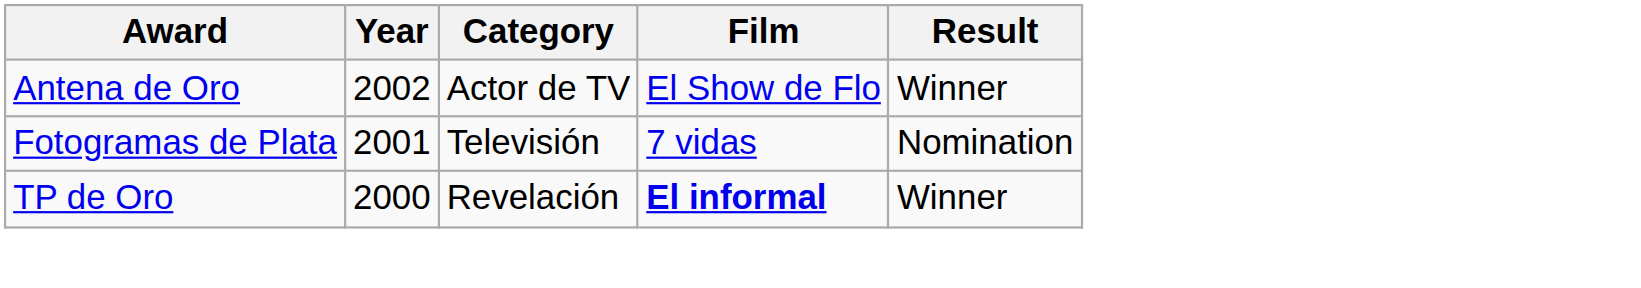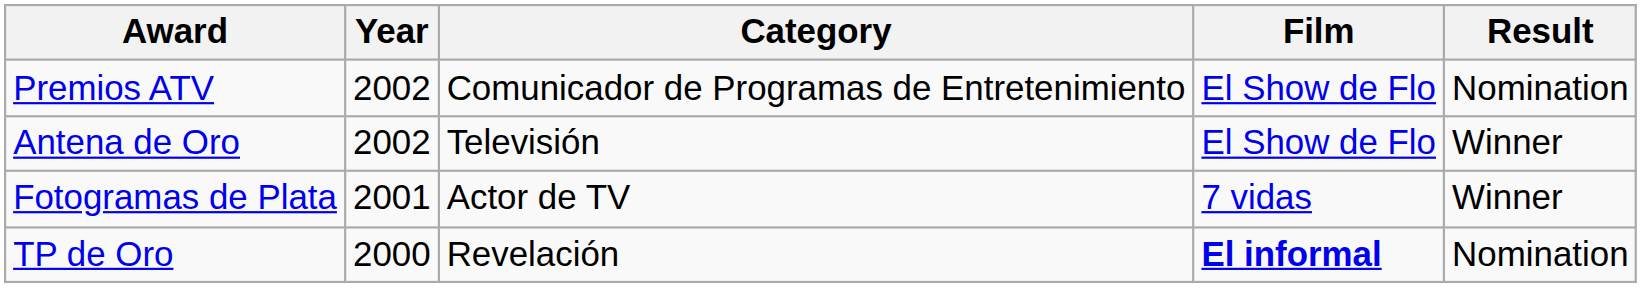+ row: (114, 87)
(538, 87) Actor de TV -> (523, 142) Televisión
(523, 142) Televisión -> (538, 198) Actor de TV
(985, 142) Nomination -> (1507, 198) Winner
(952, 198) Winner -> (1540, 253) Nomination
